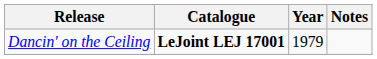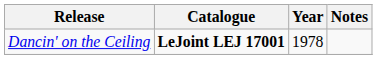(308, 41) 1979 -> (308, 41) 1978
